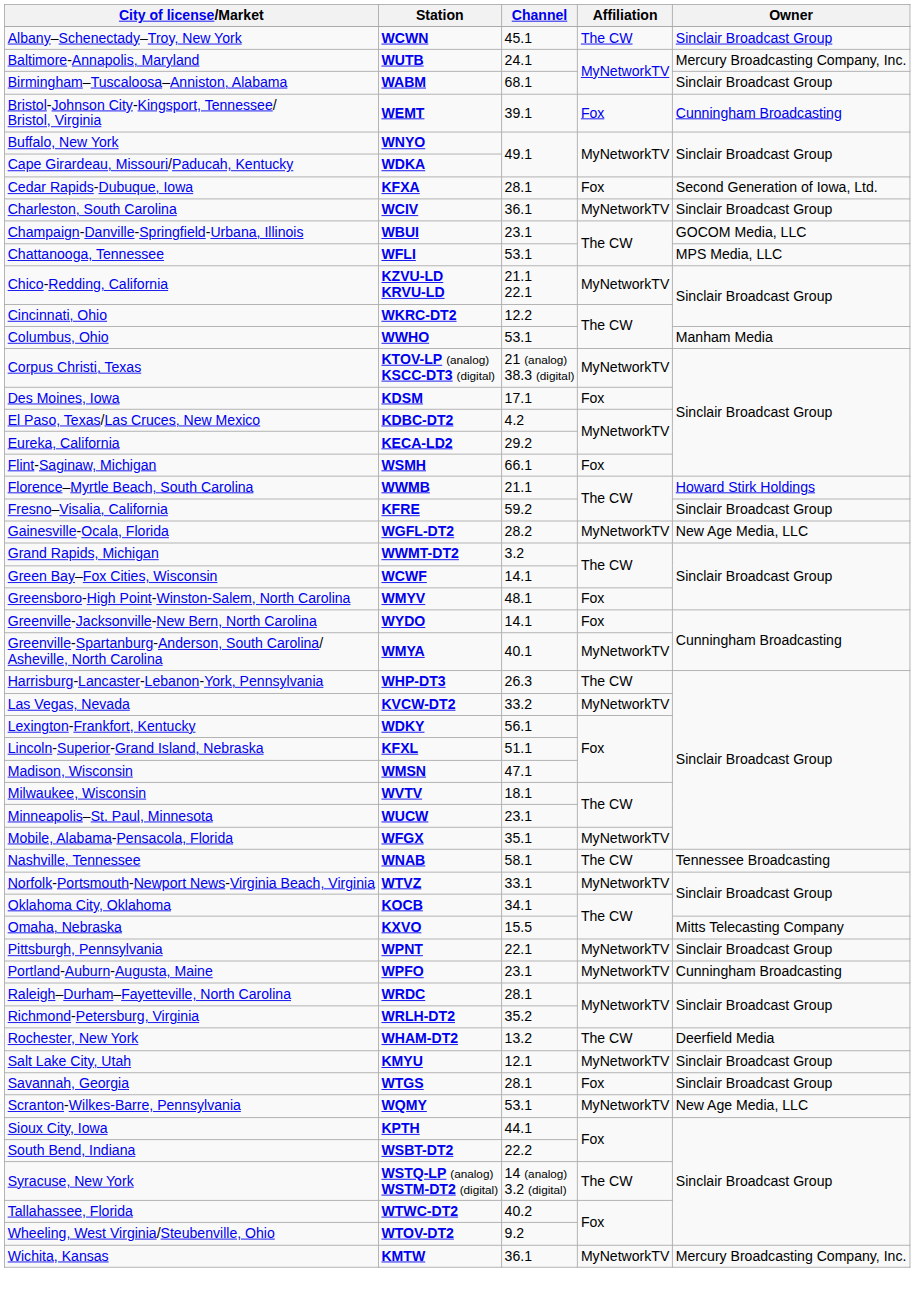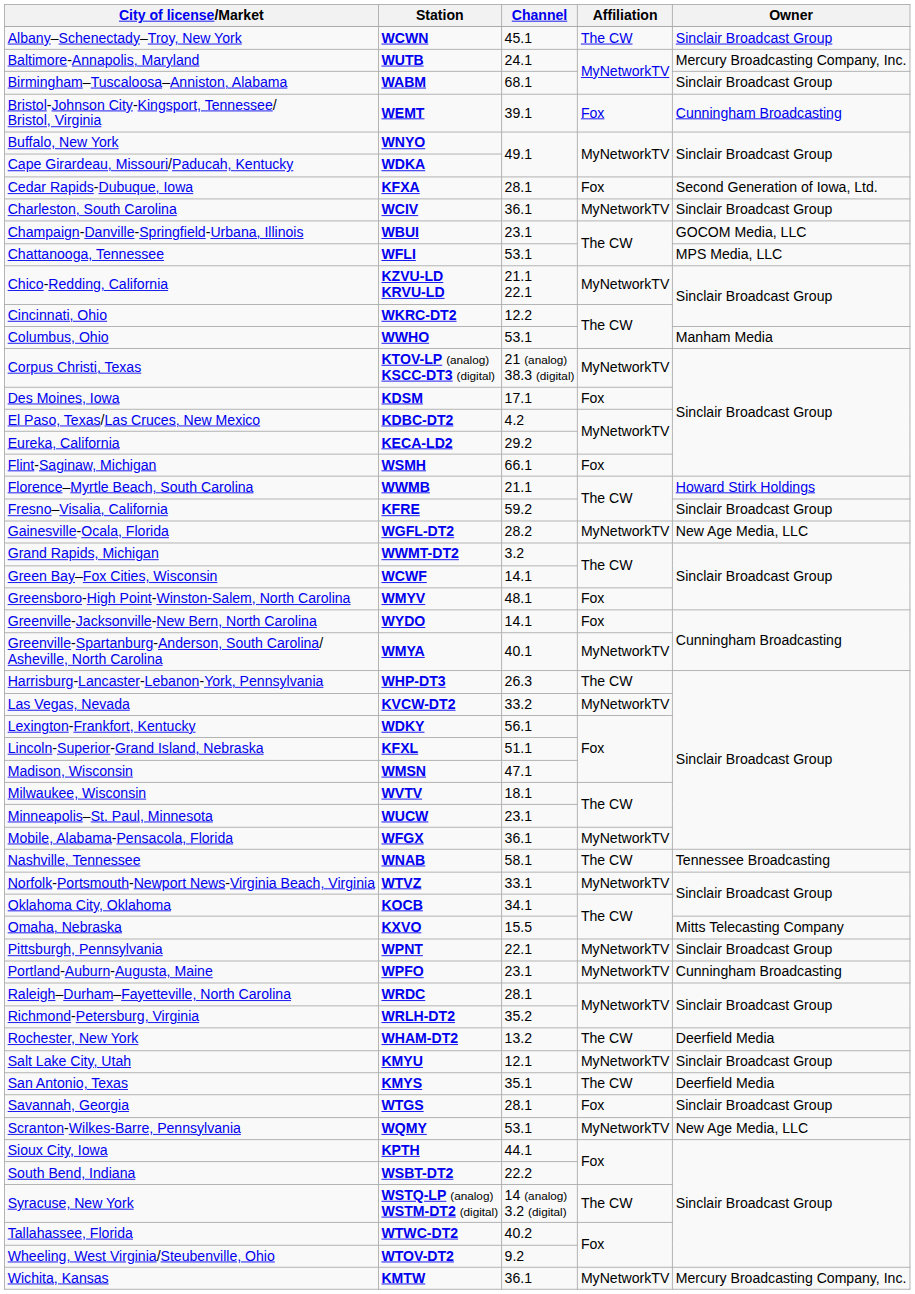(518, 838) 35.1 -> (518, 838) 36.1
+ row: (68, 1083)
